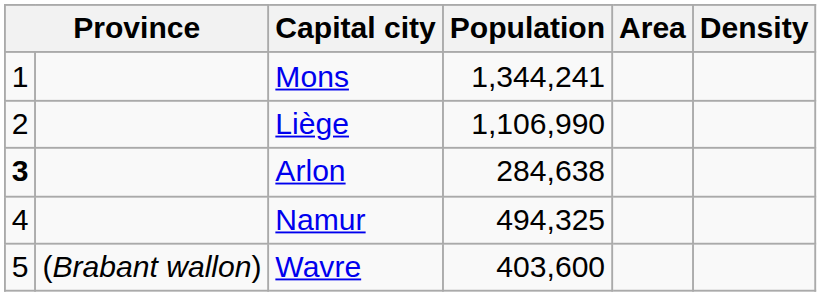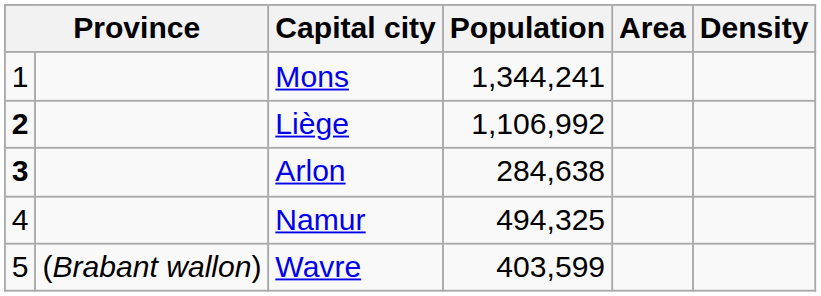(20, 123) normal -> (20, 123) bold
(538, 123) 1,106,990 -> (538, 123) 1,106,992
(551, 266) 403,600 -> (551, 266) 403,599
